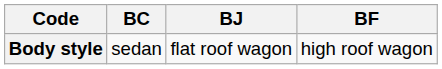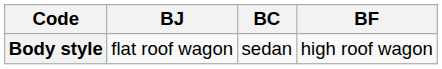columns swapped: (137, 19) <-> (231, 19)
